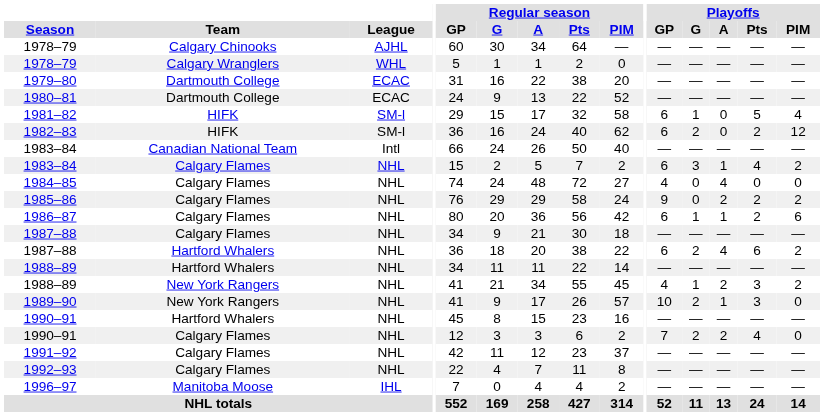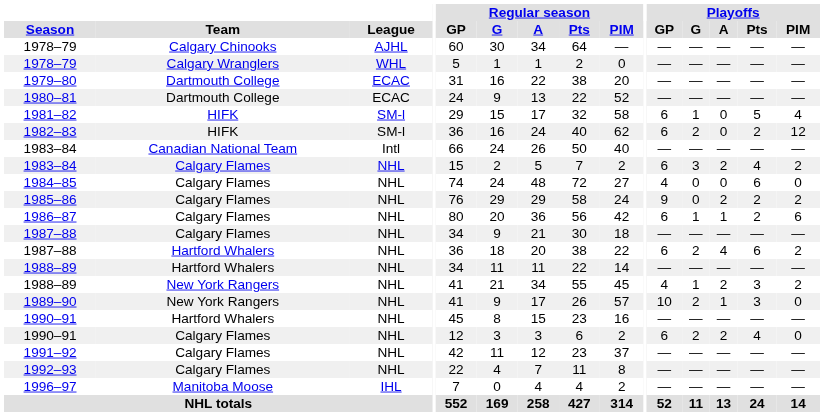(724, 165) 1 -> (724, 165) 2
(724, 182) 4 -> (724, 182) 0
(757, 182) 0 -> (757, 182) 6
(664, 335) 7 -> (664, 335) 6
